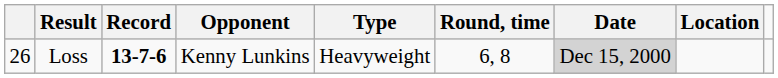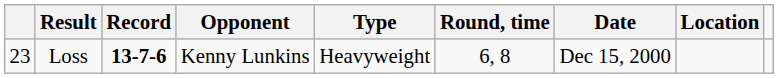(20, 56) 26 -> (20, 56) 23
(615, 56) lightgrey background -> (615, 56) no background
